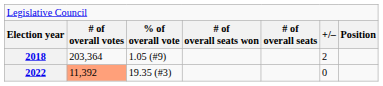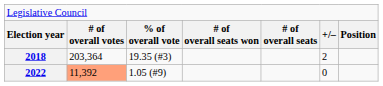(147, 56) 1.05 (#9) -> (150, 56) 19.35 (#3)
(150, 72) 19.35 (#3) -> (147, 72) 1.05 (#9)
